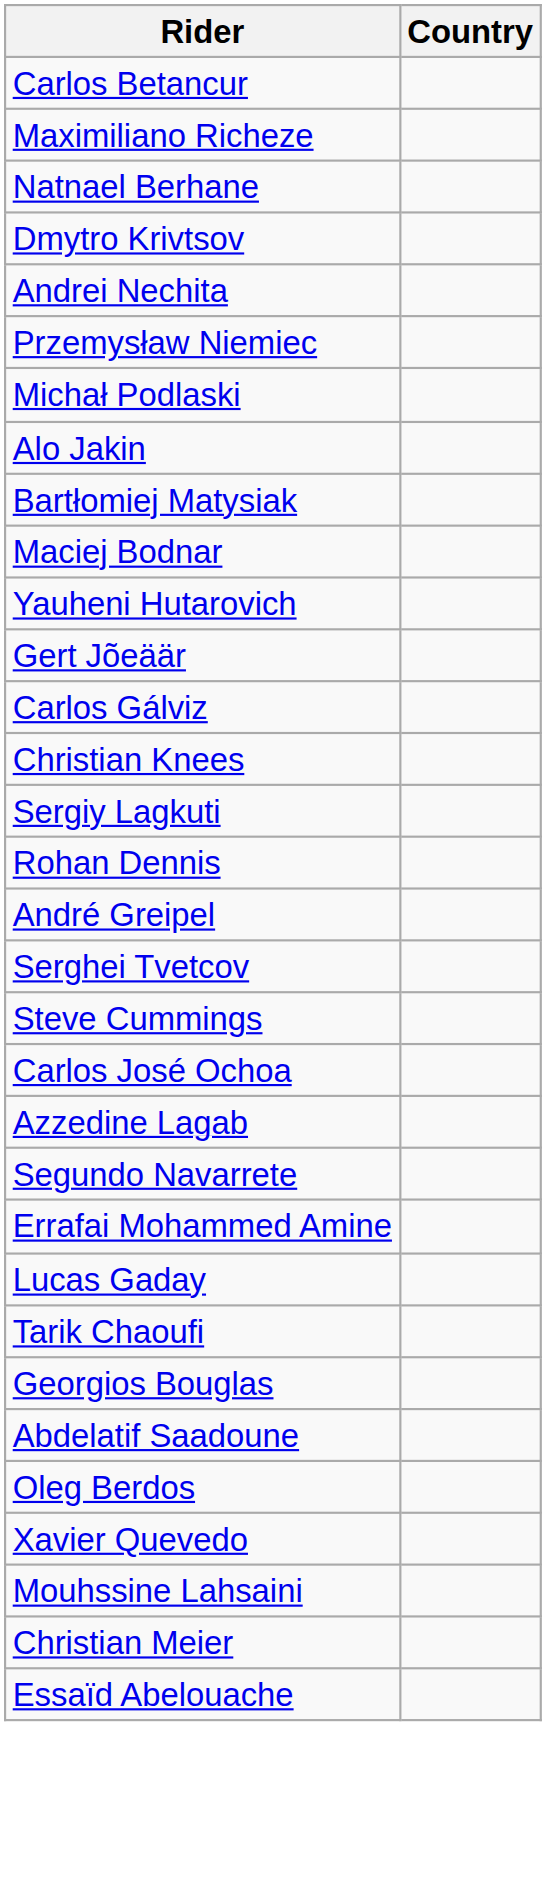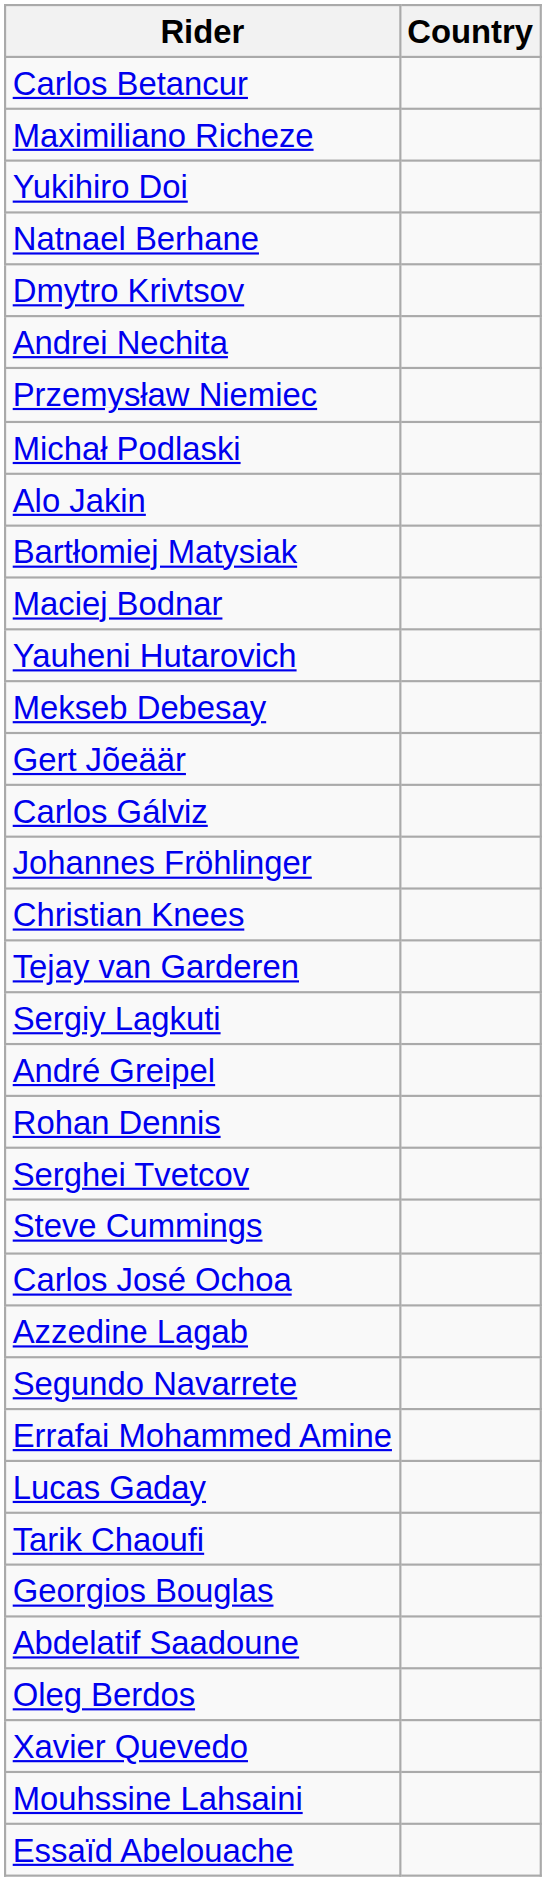+ row: (100, 187)
+ row: (139, 707)
+ row: (162, 863)
+ row: (156, 967)
rows swapped: (114, 915) <-> (117, 863)
- row: (123, 1642)
